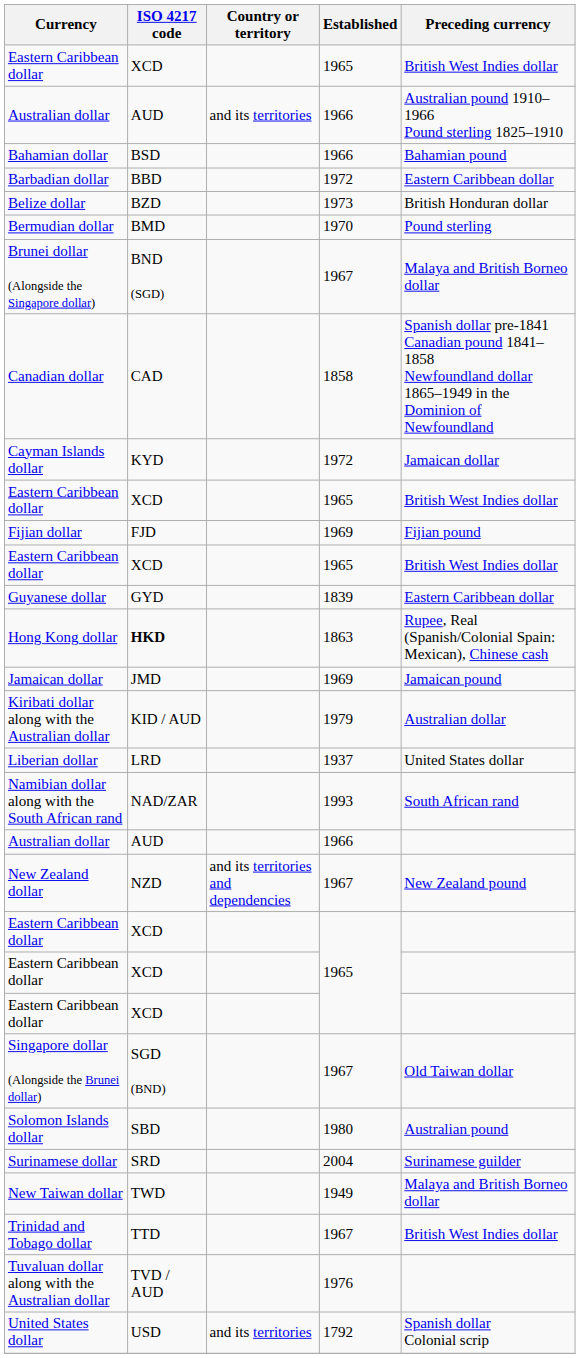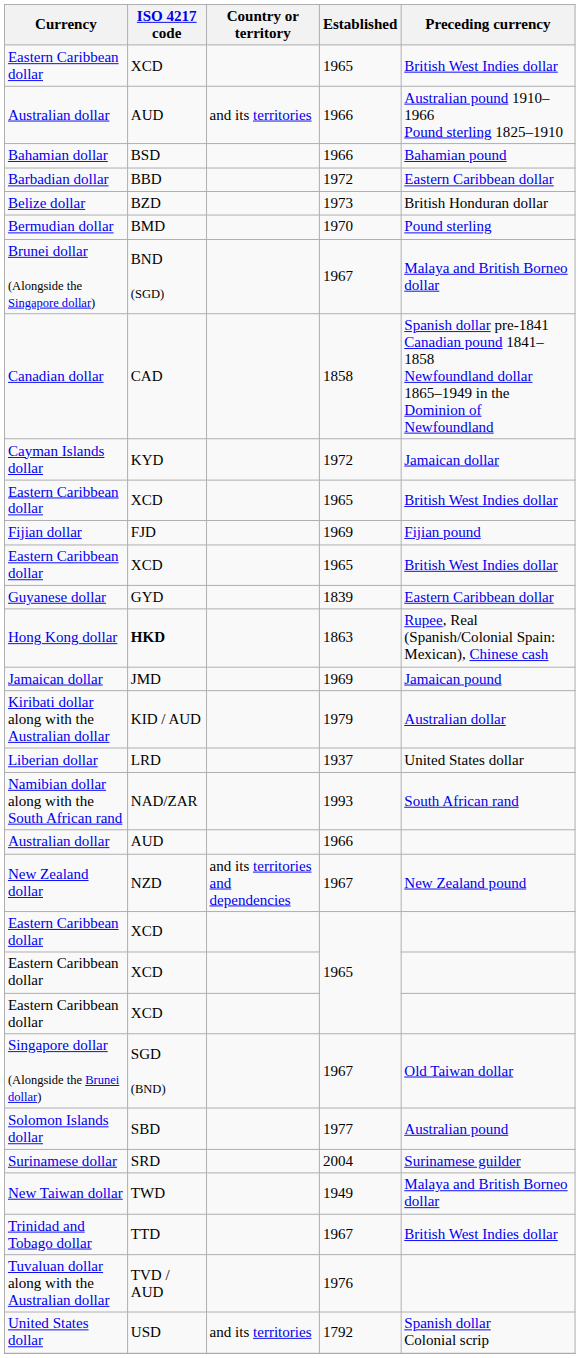(338, 1128) 1980 -> (338, 1128) 1977
